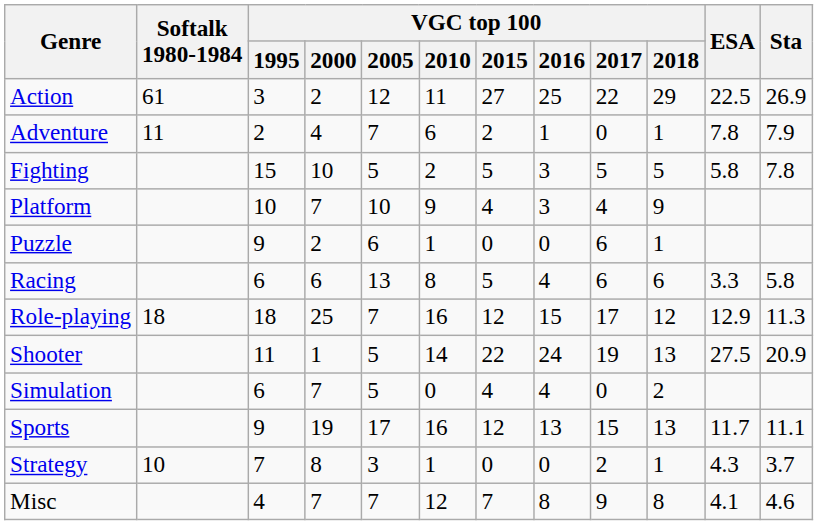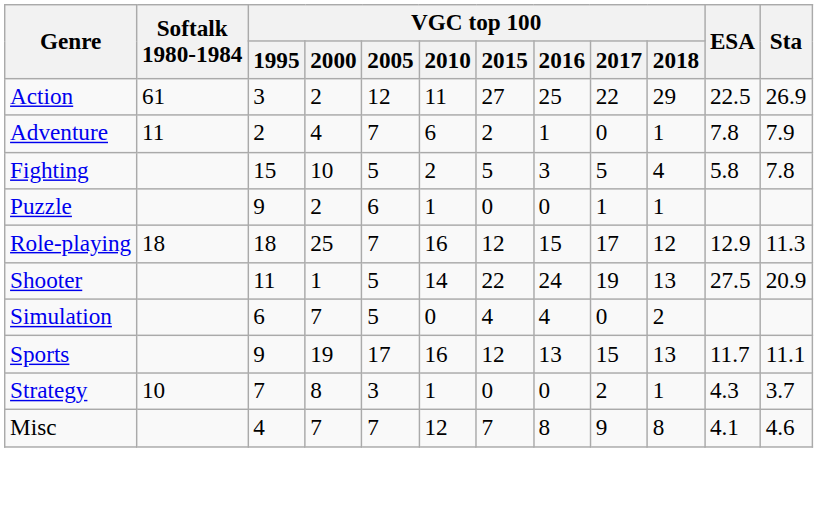(659, 170) 5 -> (659, 170) 4
- row: (51, 206)
(601, 243) 6 -> (601, 206) 1
- row: (43, 280)
